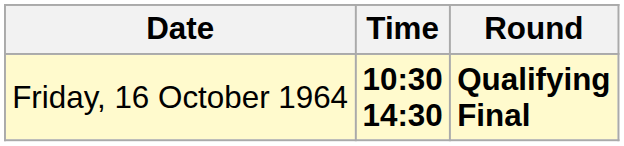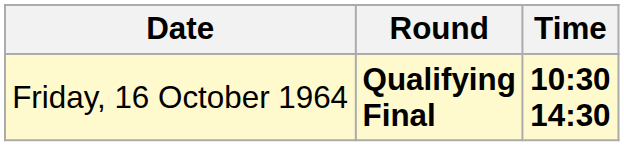columns swapped: (403, 29) <-> (534, 29)
